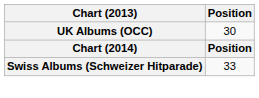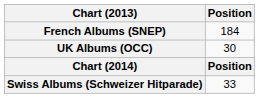+ row: (105, 31)
